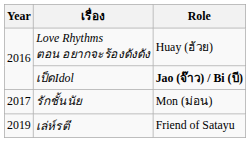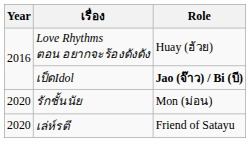(19, 101) 2017 -> (19, 101) 2020
(19, 125) 2019 -> (19, 125) 2020
